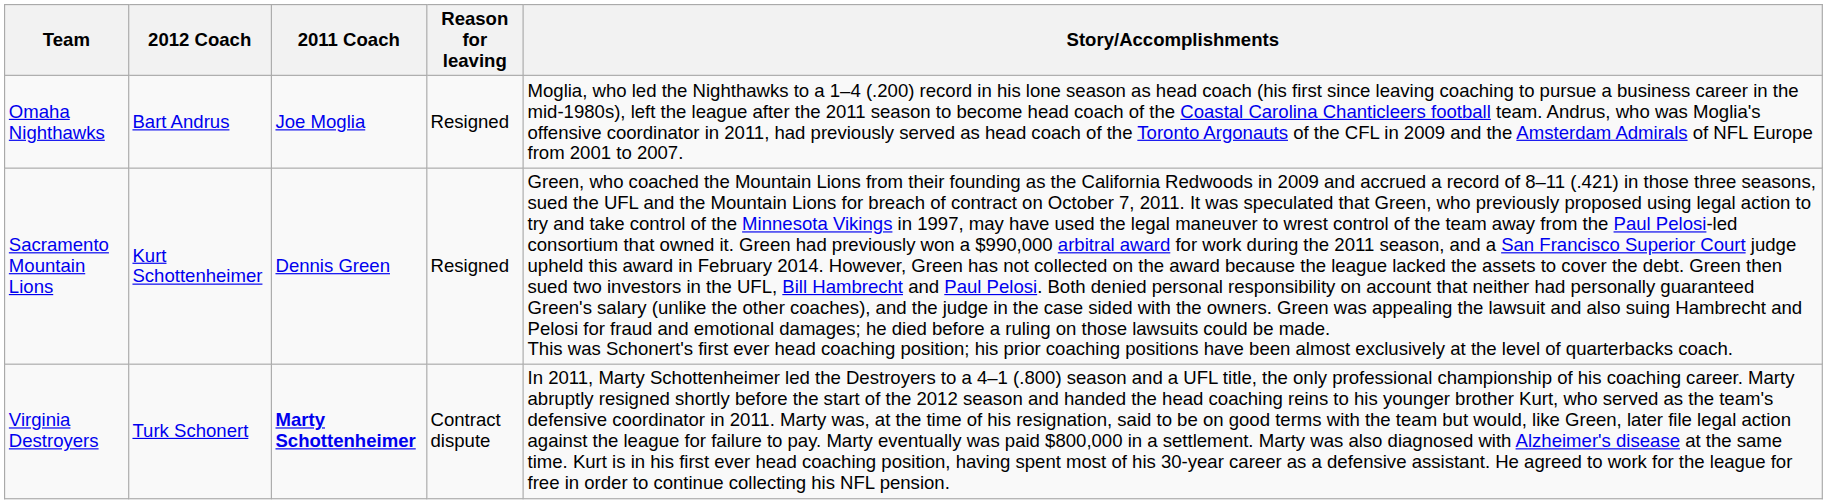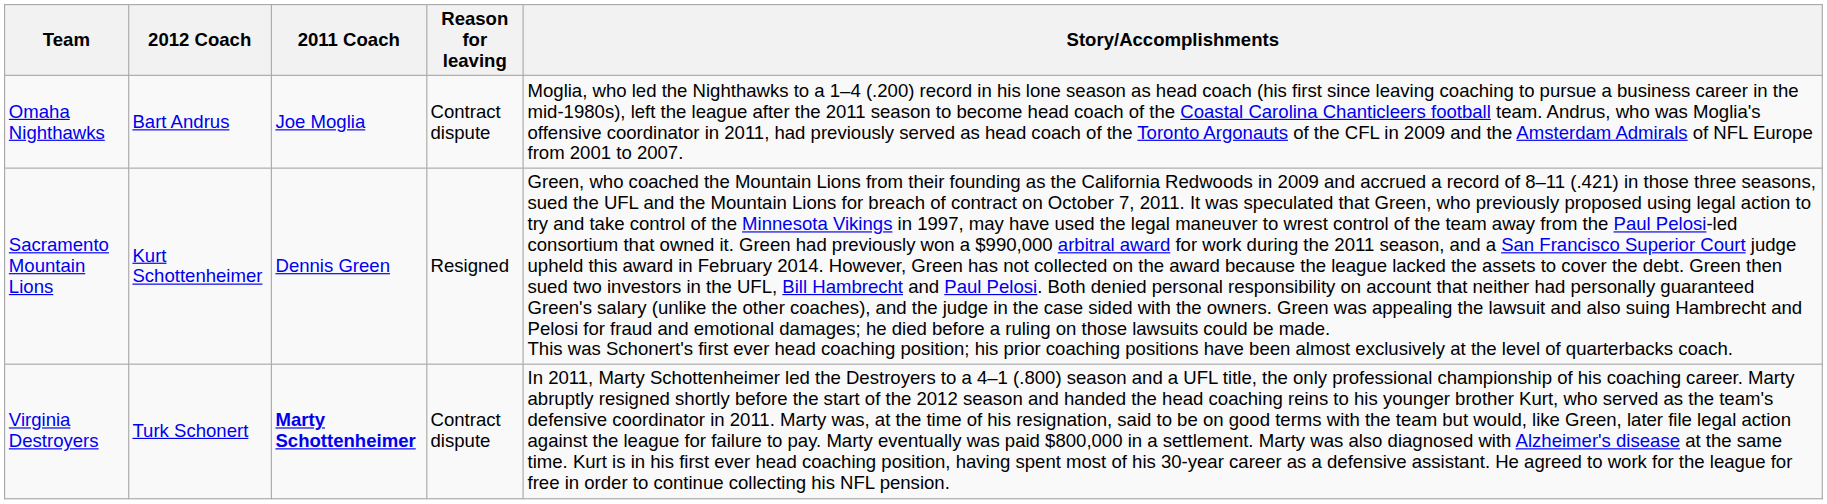(470, 121) Resigned -> (466, 121) Contract dispute
